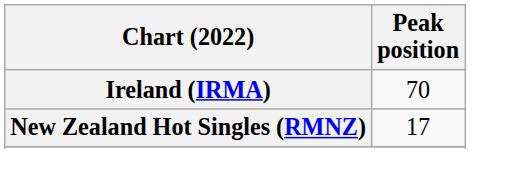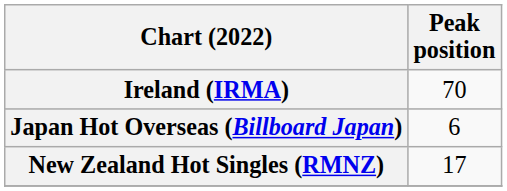+ row: (206, 127)
